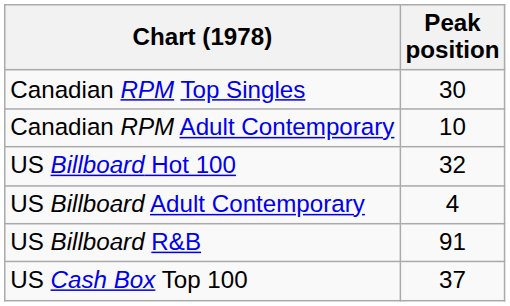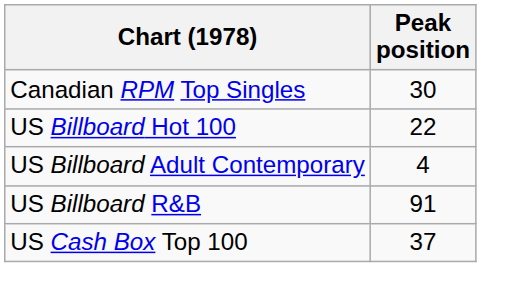- row: (202, 127)
(453, 165) 32 -> (423, 127) 22
